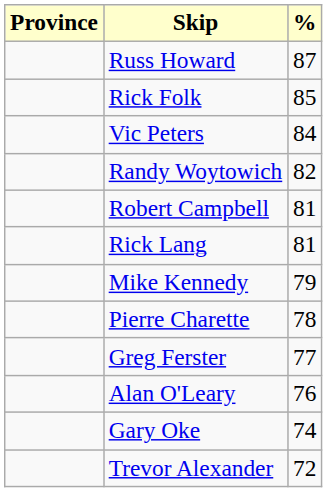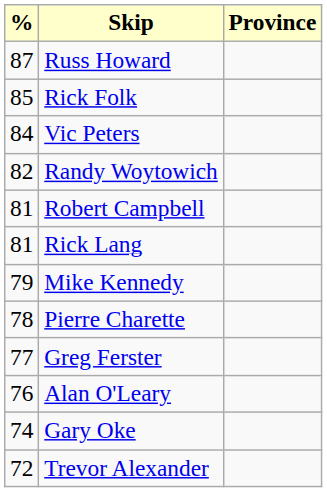columns swapped: (54, 23) <-> (305, 23)
